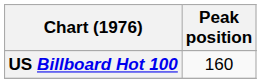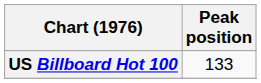(219, 64) 160 -> (219, 64) 133
